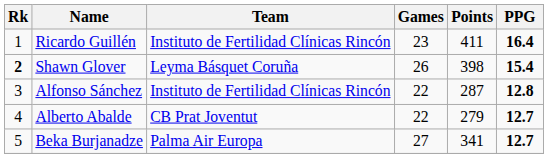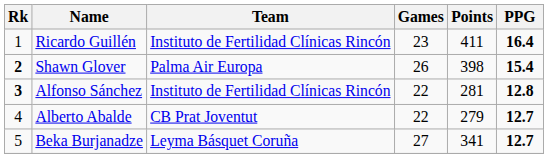(224, 66) Leyma Básquet Coruña -> (206, 66) Palma Air Europa
(18, 91) normal -> (18, 91) bold
(472, 91) 287 -> (472, 91) 281
(206, 141) Palma Air Europa -> (224, 141) Leyma Básquet Coruña
